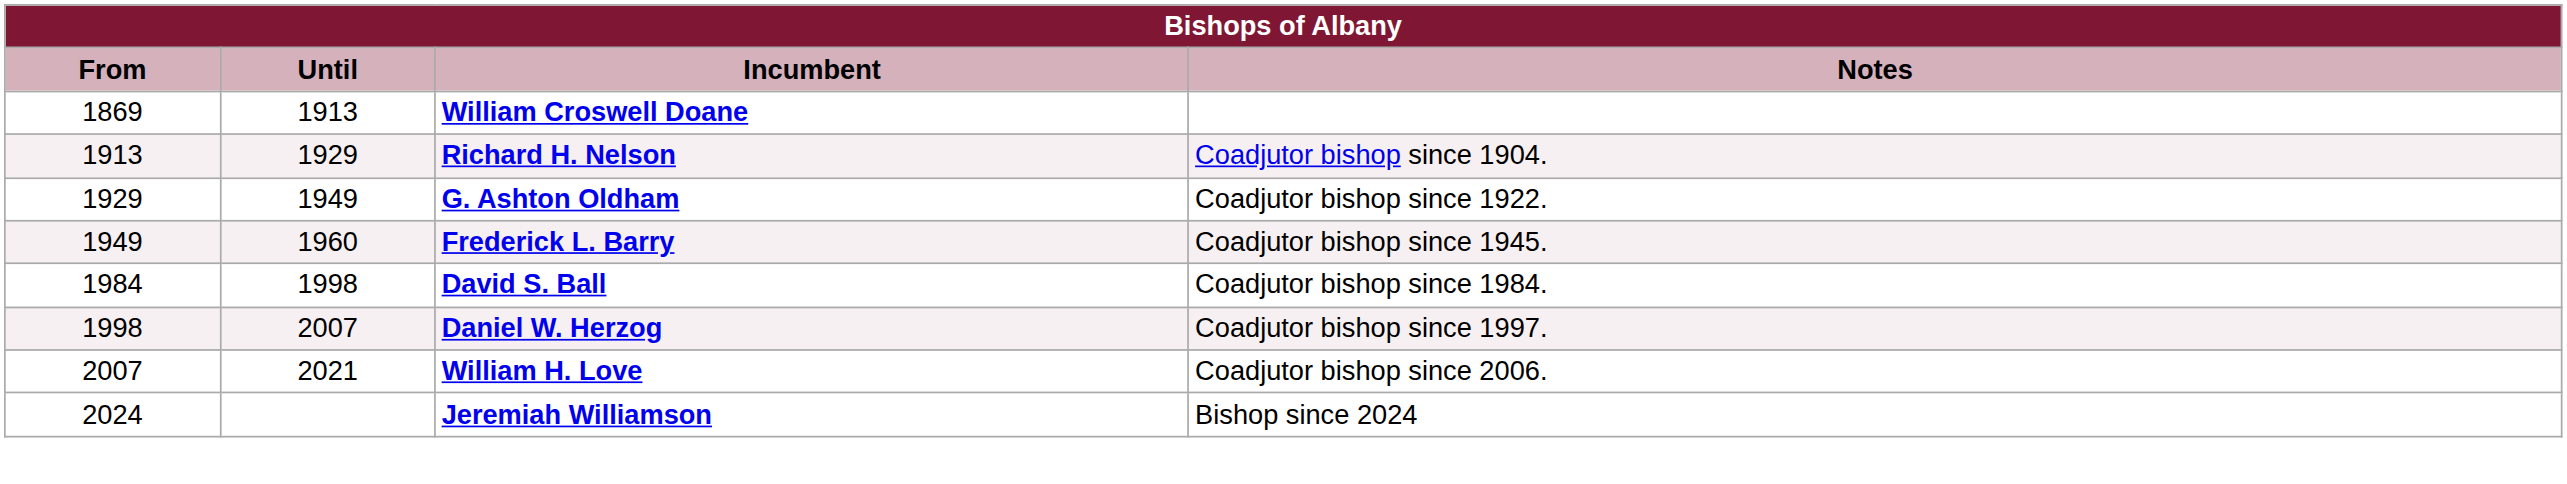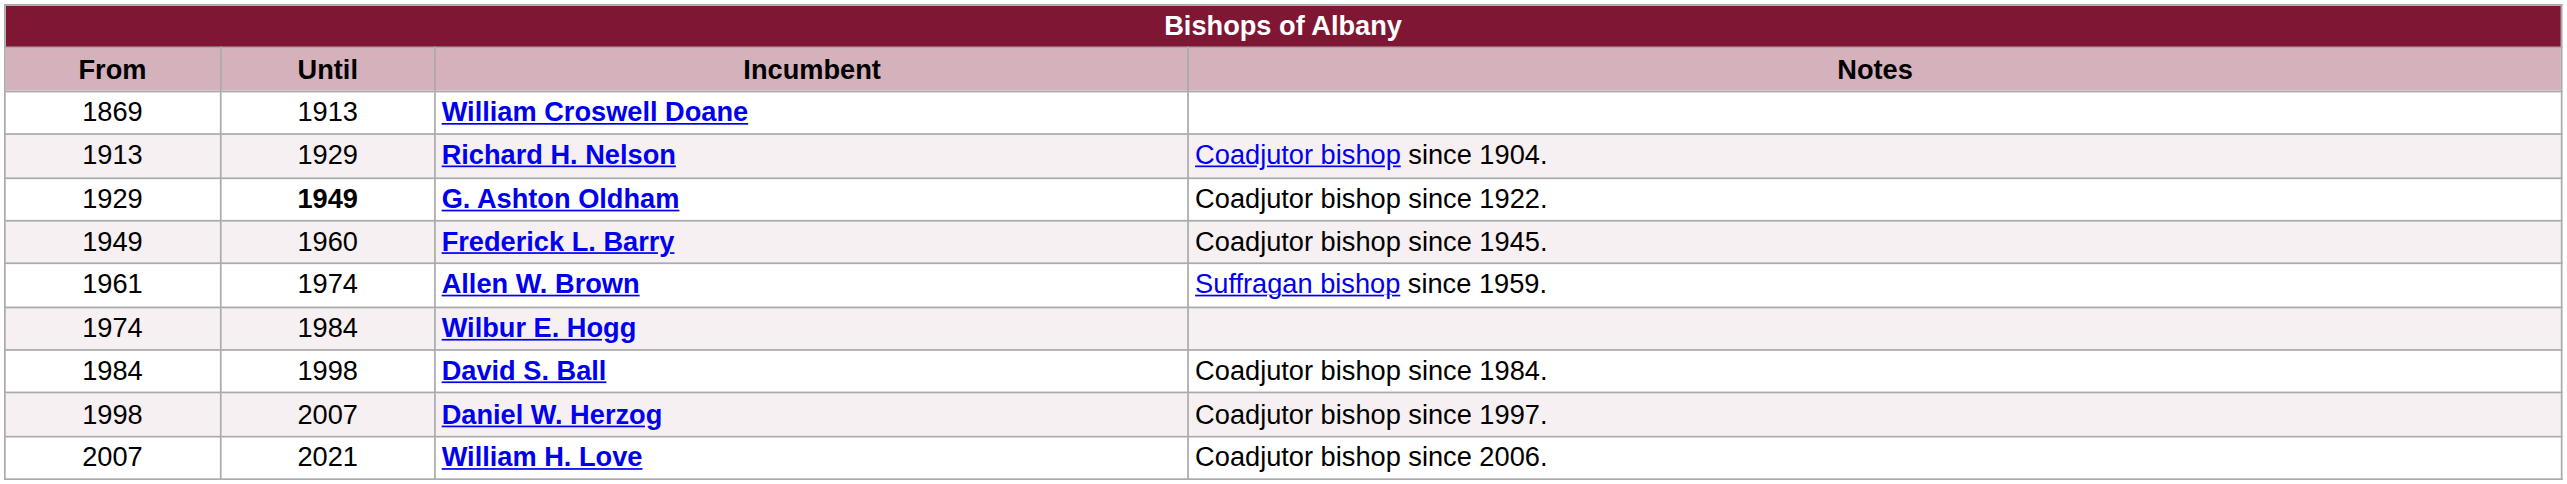(328, 198) normal -> (328, 198) bold
+ row: (541, 284)
+ row: (539, 328)
- row: (577, 414)
